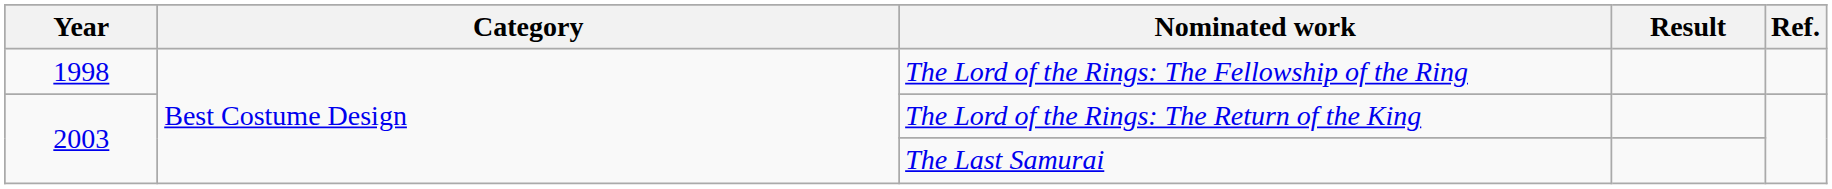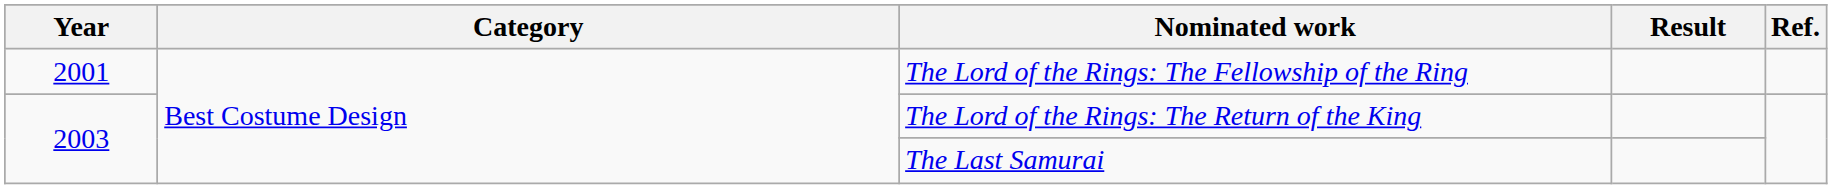(81, 71) 1998 -> (81, 71) 2001
